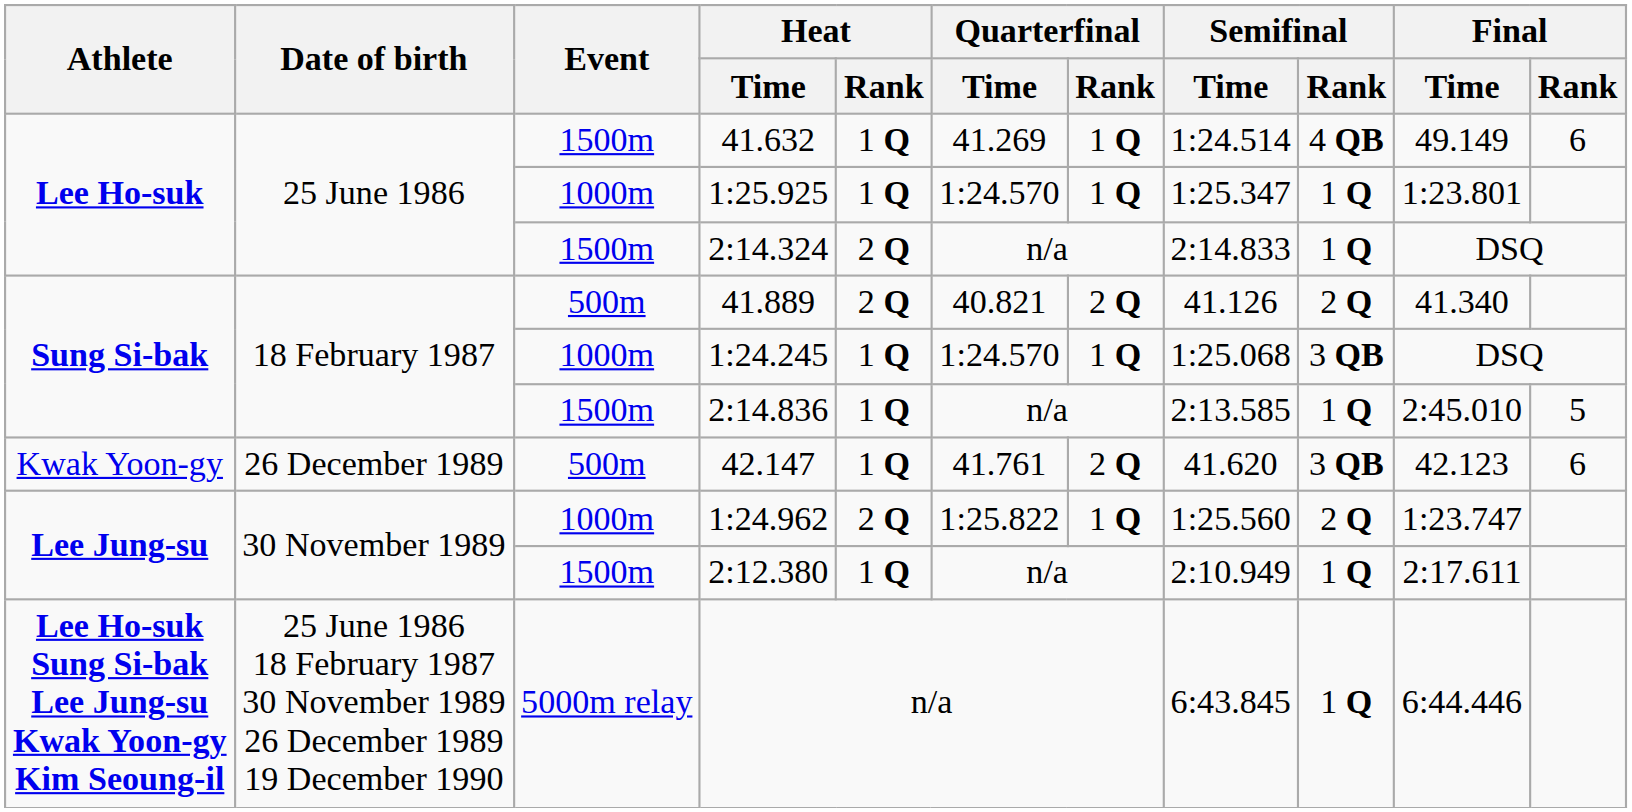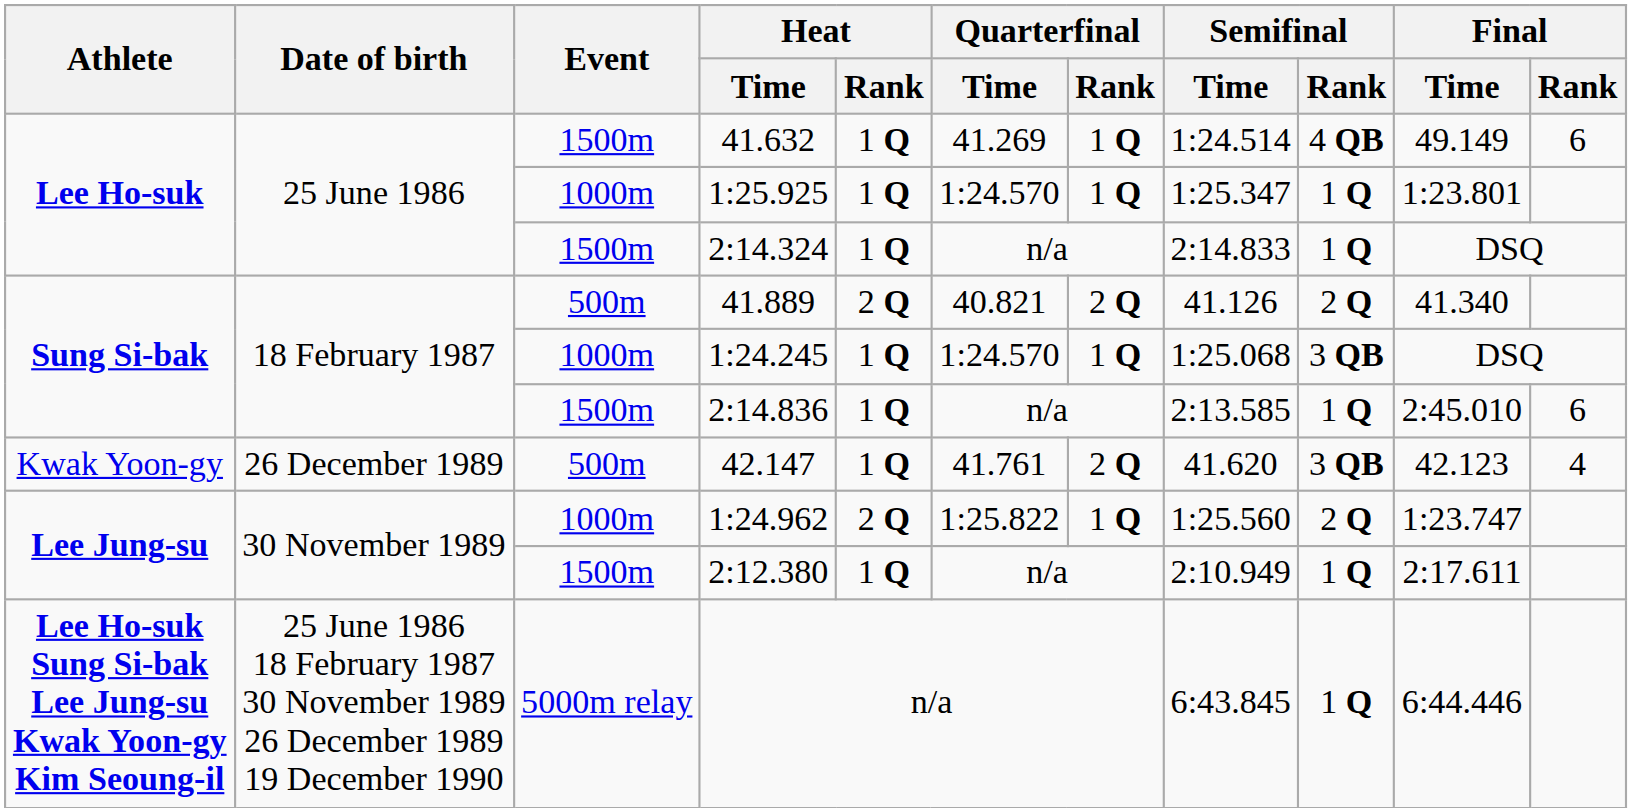(884, 247) 2 Q -> (884, 247) 1 Q
(1578, 409) 5 -> (1578, 409) 6
(1578, 463) 6 -> (1578, 463) 4
